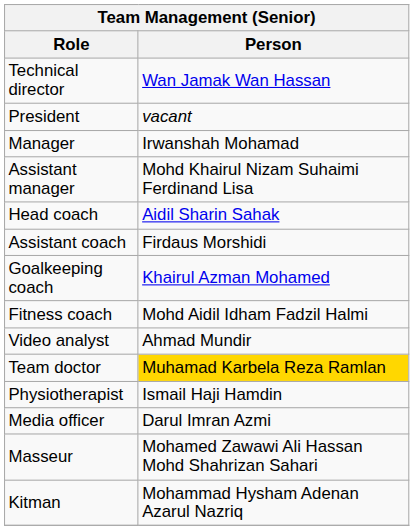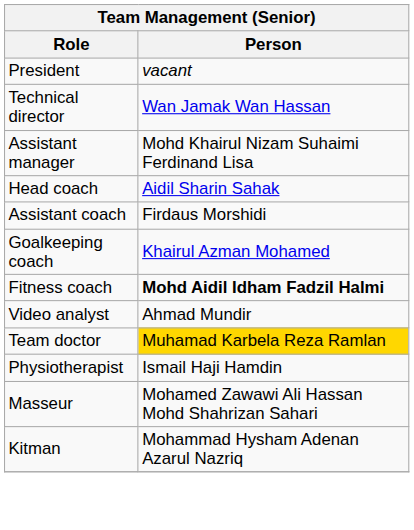rows swapped: (44, 116) <-> (43, 80)
- row: (42, 143)
(255, 314) normal -> (263, 287) bold
- row: (56, 420)
